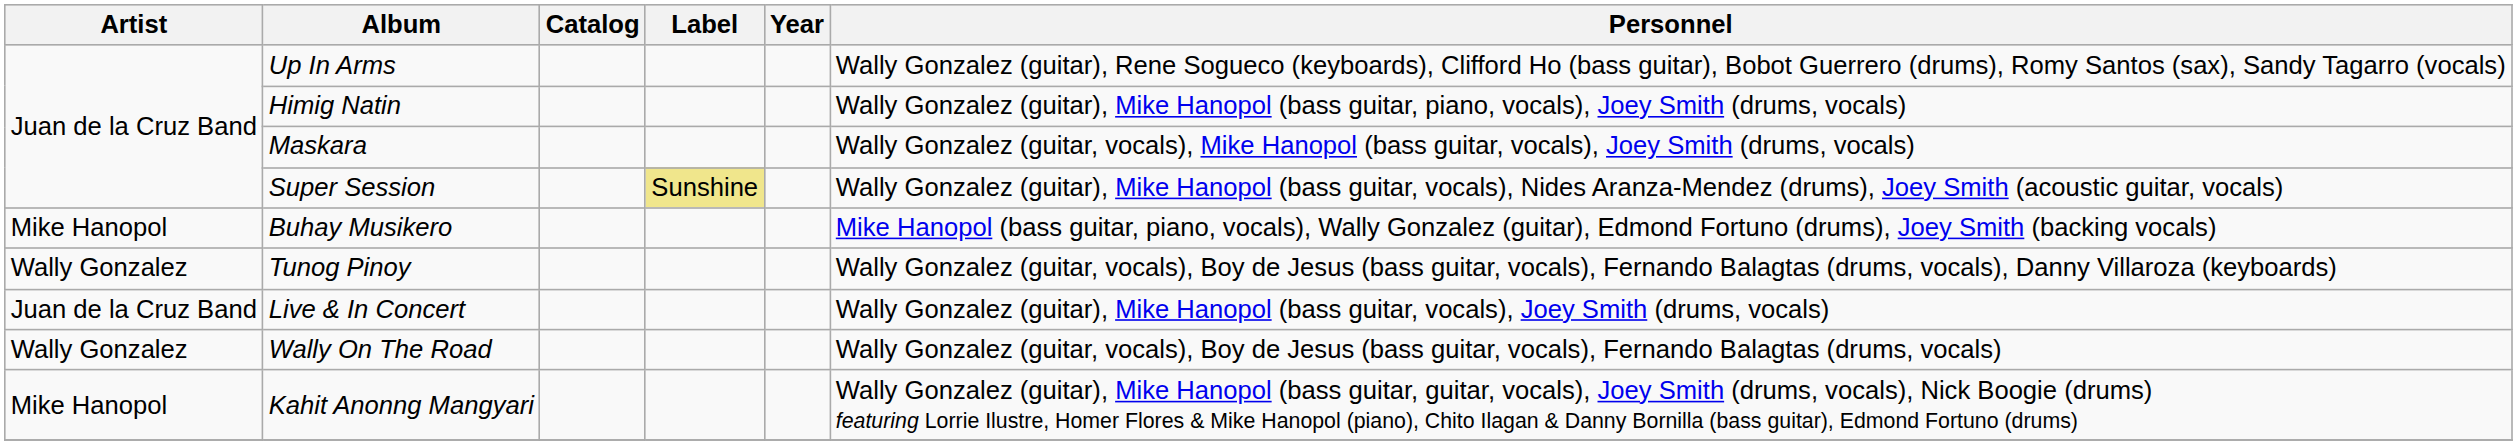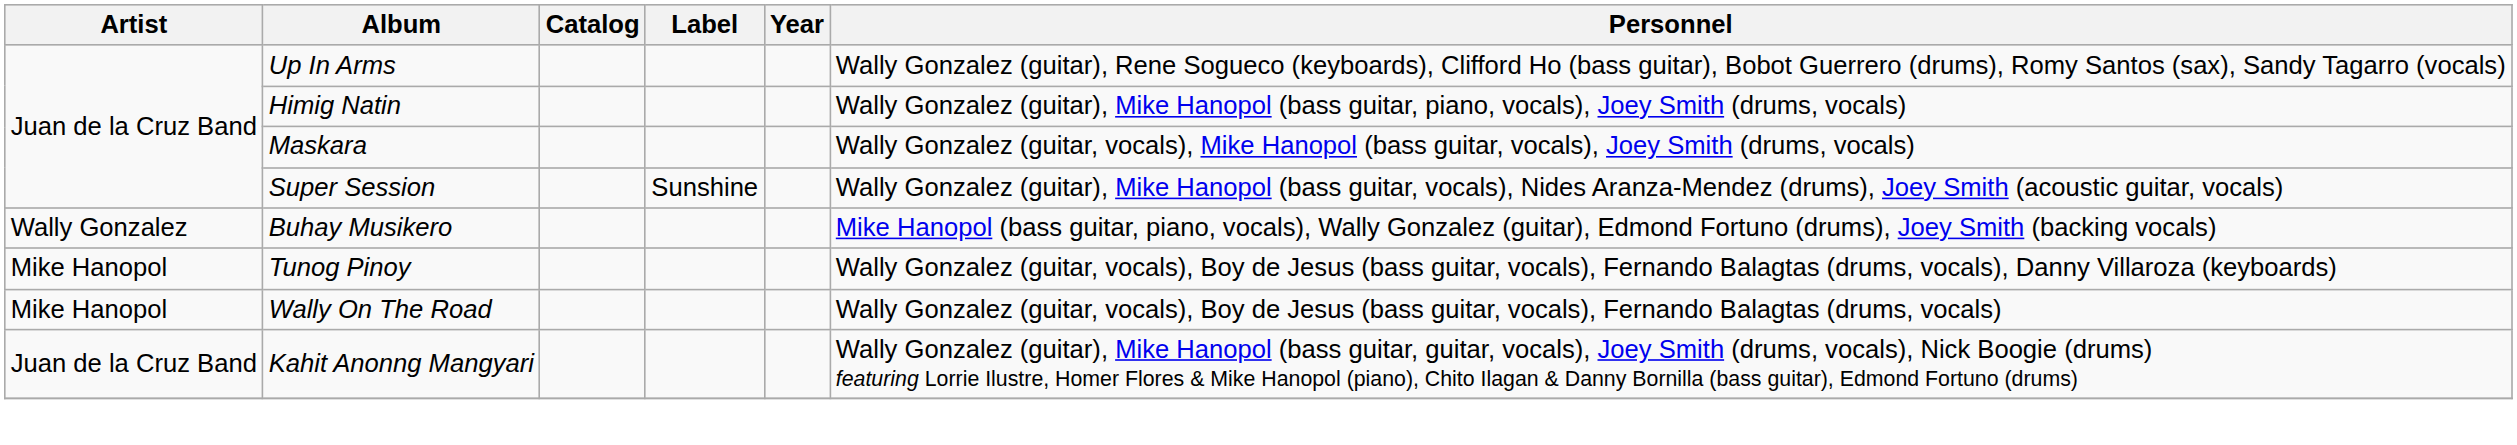(705, 187) khaki background -> (705, 187) no background
(89, 227) Mike Hanopol -> (99, 227) Wally Gonzalez
(99, 268) Wally Gonzalez -> (89, 268) Mike Hanopol
- row: (367, 308)
(99, 349) Wally Gonzalez -> (89, 308) Mike Hanopol
(89, 404) Mike Hanopol -> (134, 364) Juan de la Cruz Band
